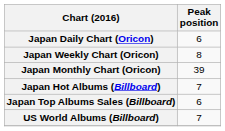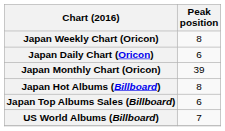rows swapped: (91, 39) <-> (91, 54)
(199, 86) 7 -> (199, 86) 8
